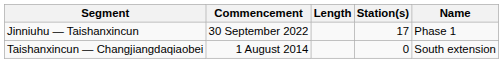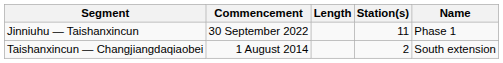(403, 31) 17 -> (403, 31) 11
(406, 49) 0 -> (406, 49) 2
